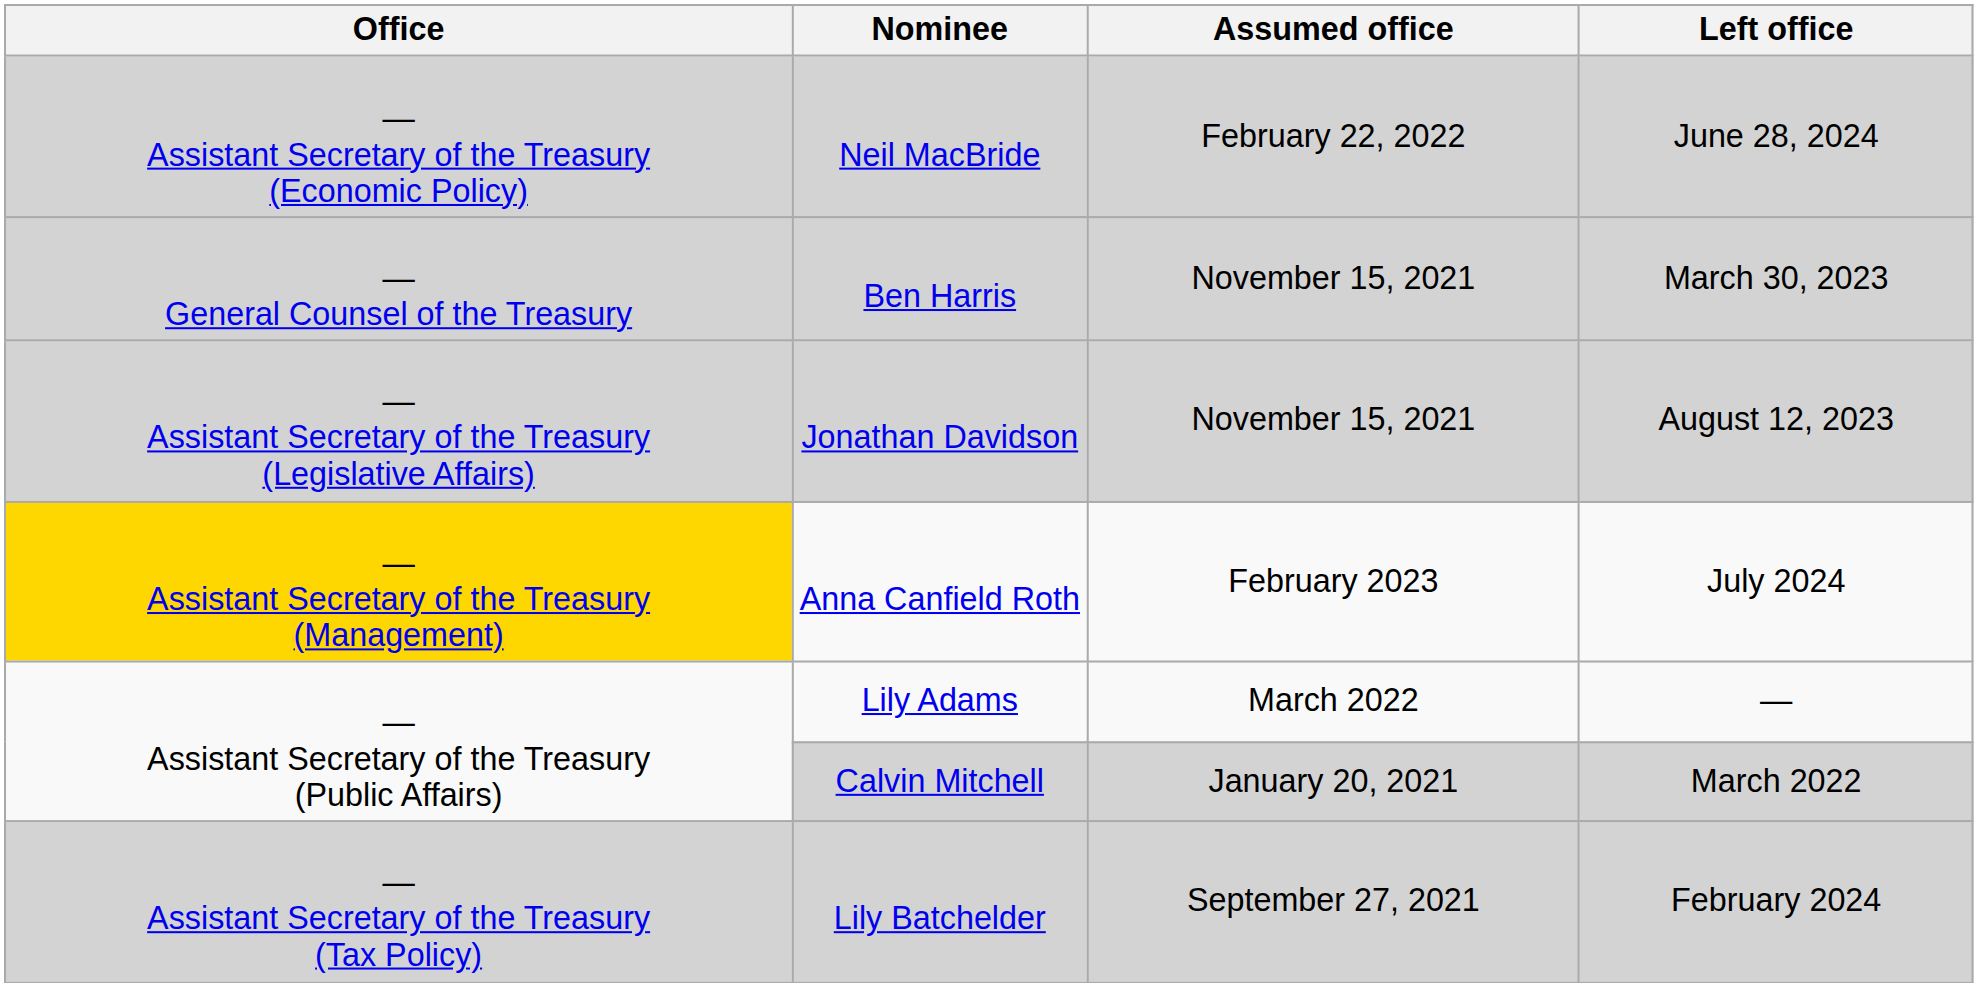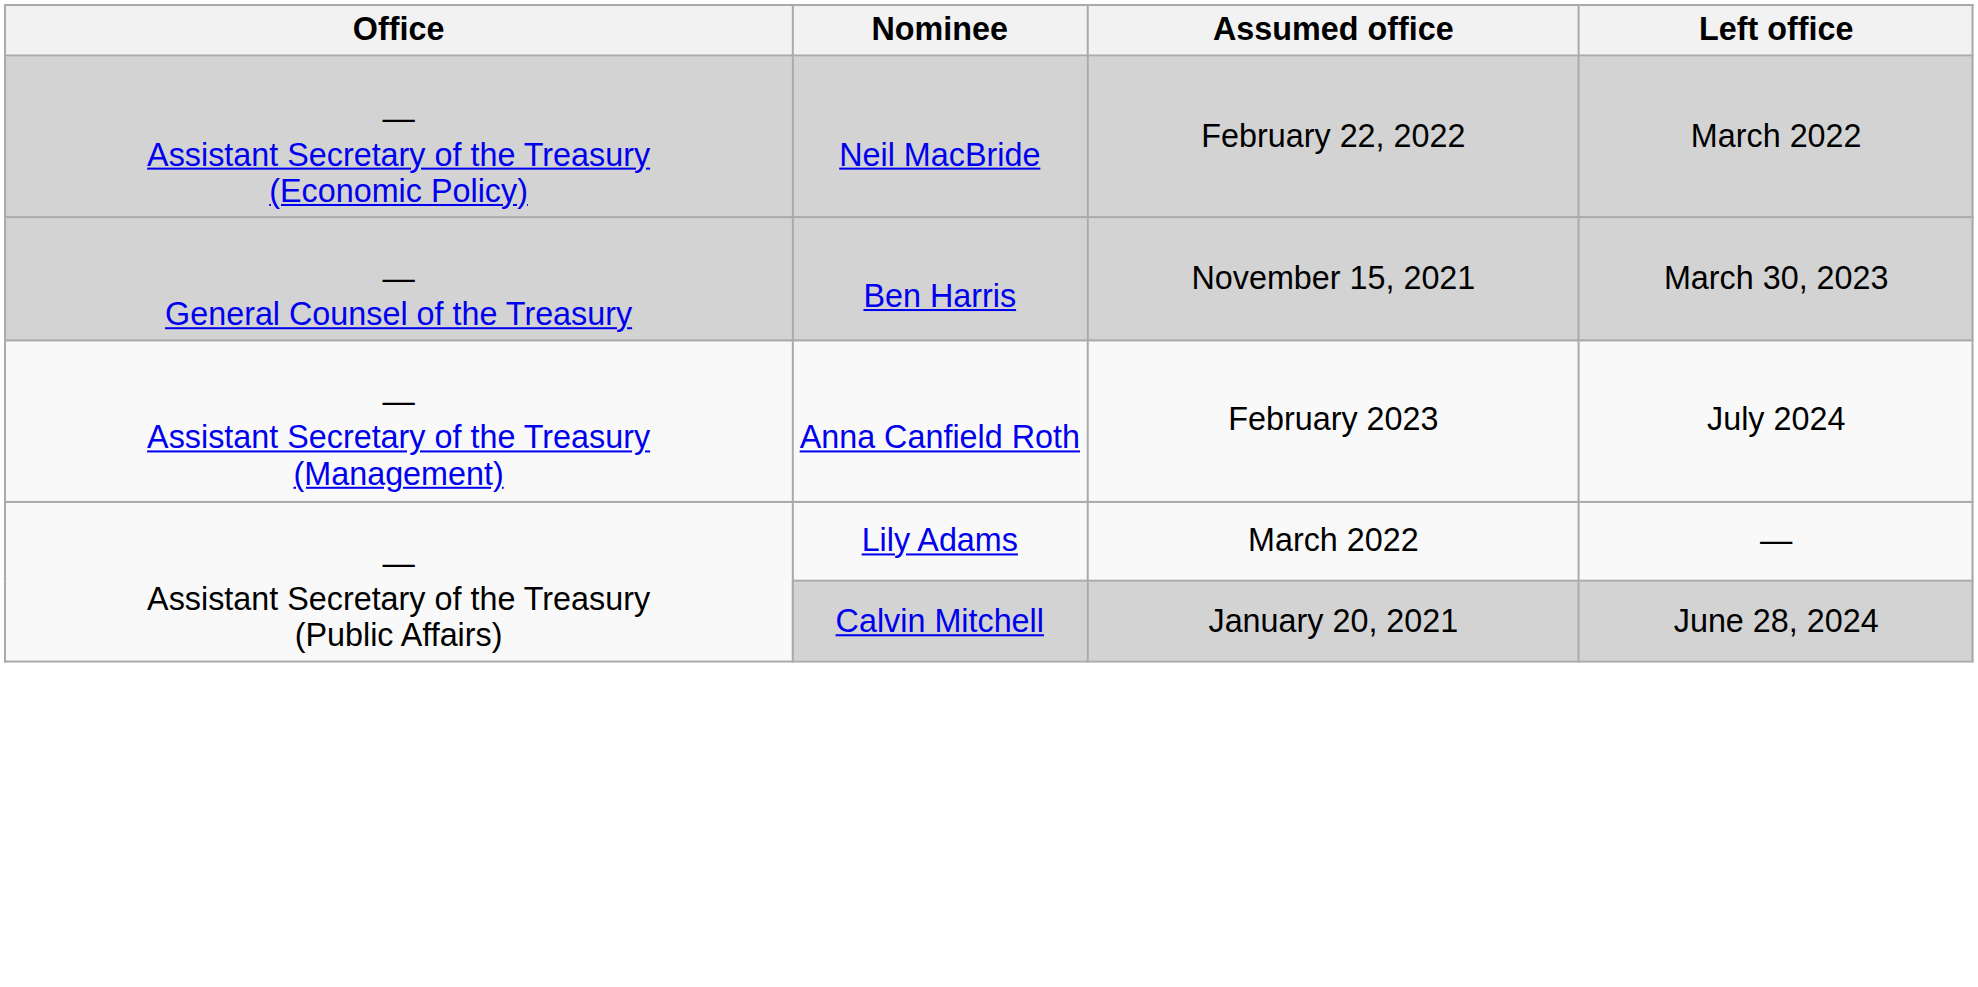(1776, 135) June 28, 2024 -> (1776, 135) March 2022
- row: (940, 438)
(399, 598) gold background -> (399, 438) no background
(1776, 781) March 2022 -> (1776, 620) June 28, 2024
- row: (940, 919)
